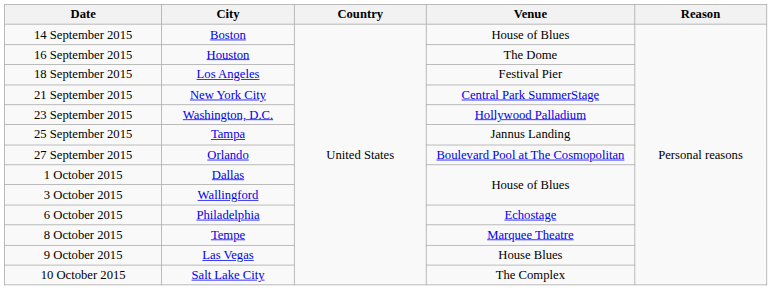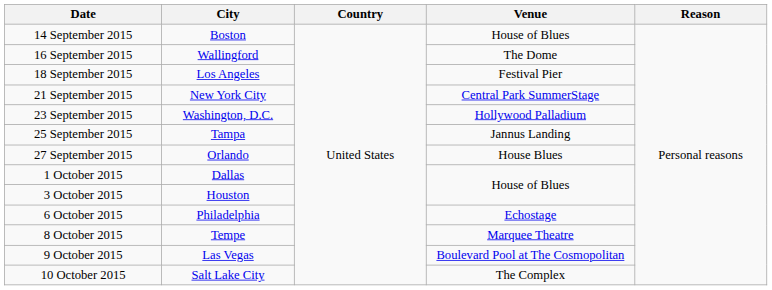(228, 54) Houston -> (228, 54) Wallingford
(530, 154) Boulevard Pool at The Cosmopolitan -> (530, 154) House Blues
(228, 194) Wallingford -> (228, 194) Houston
(530, 255) House Blues -> (530, 255) Boulevard Pool at The Cosmopolitan
